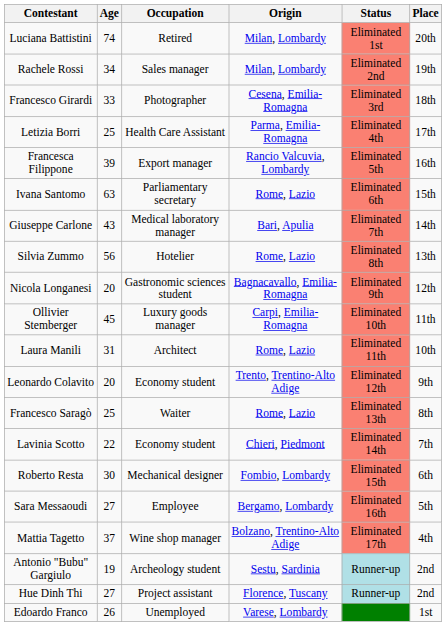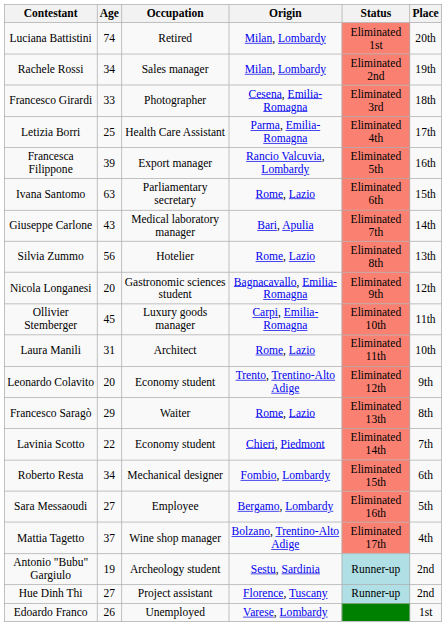(109, 413) 25 -> (109, 413) 29
(109, 475) 30 -> (109, 475) 34
